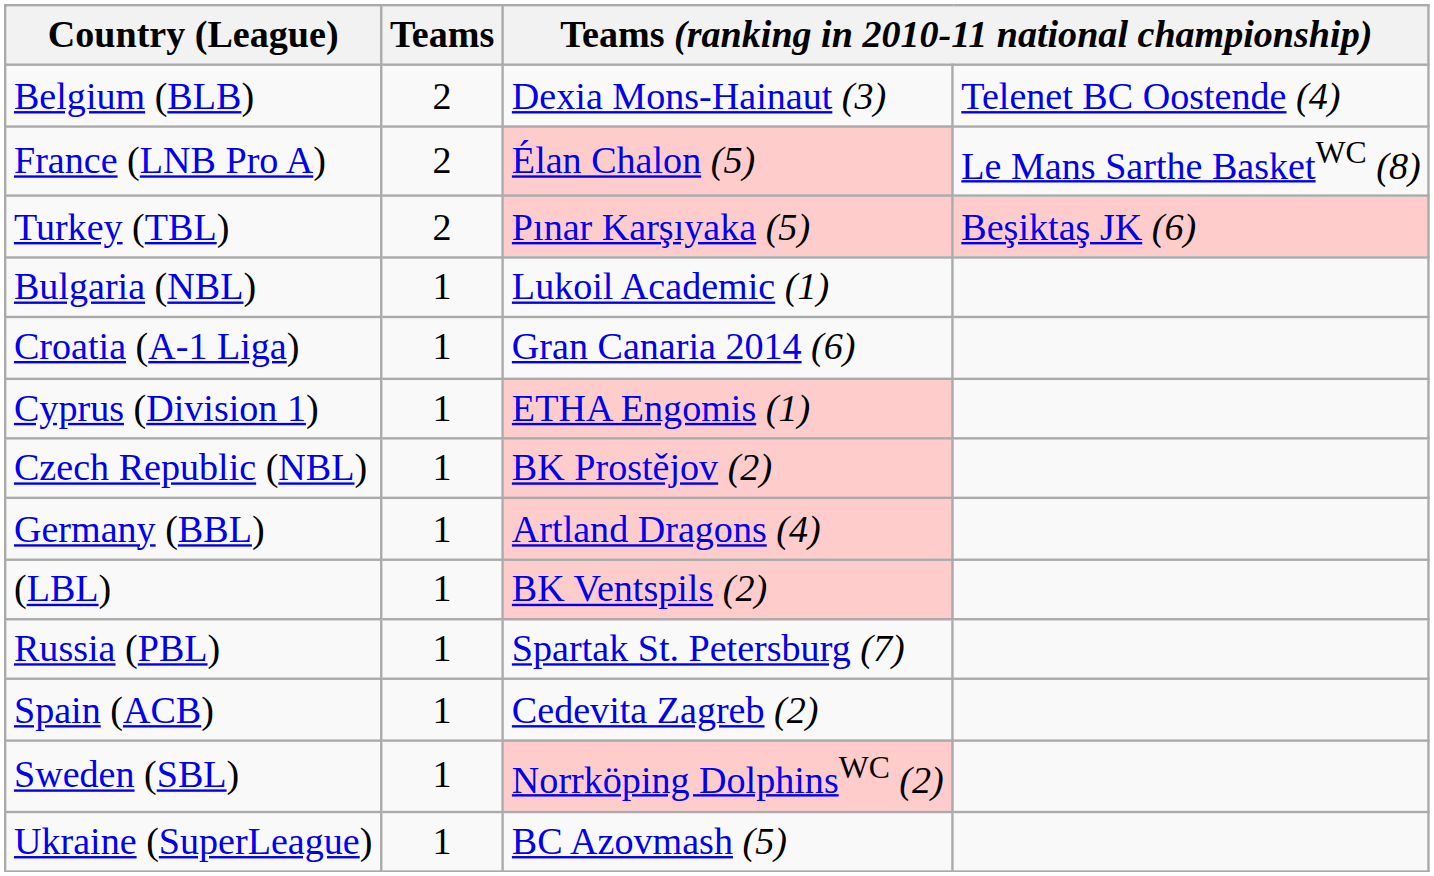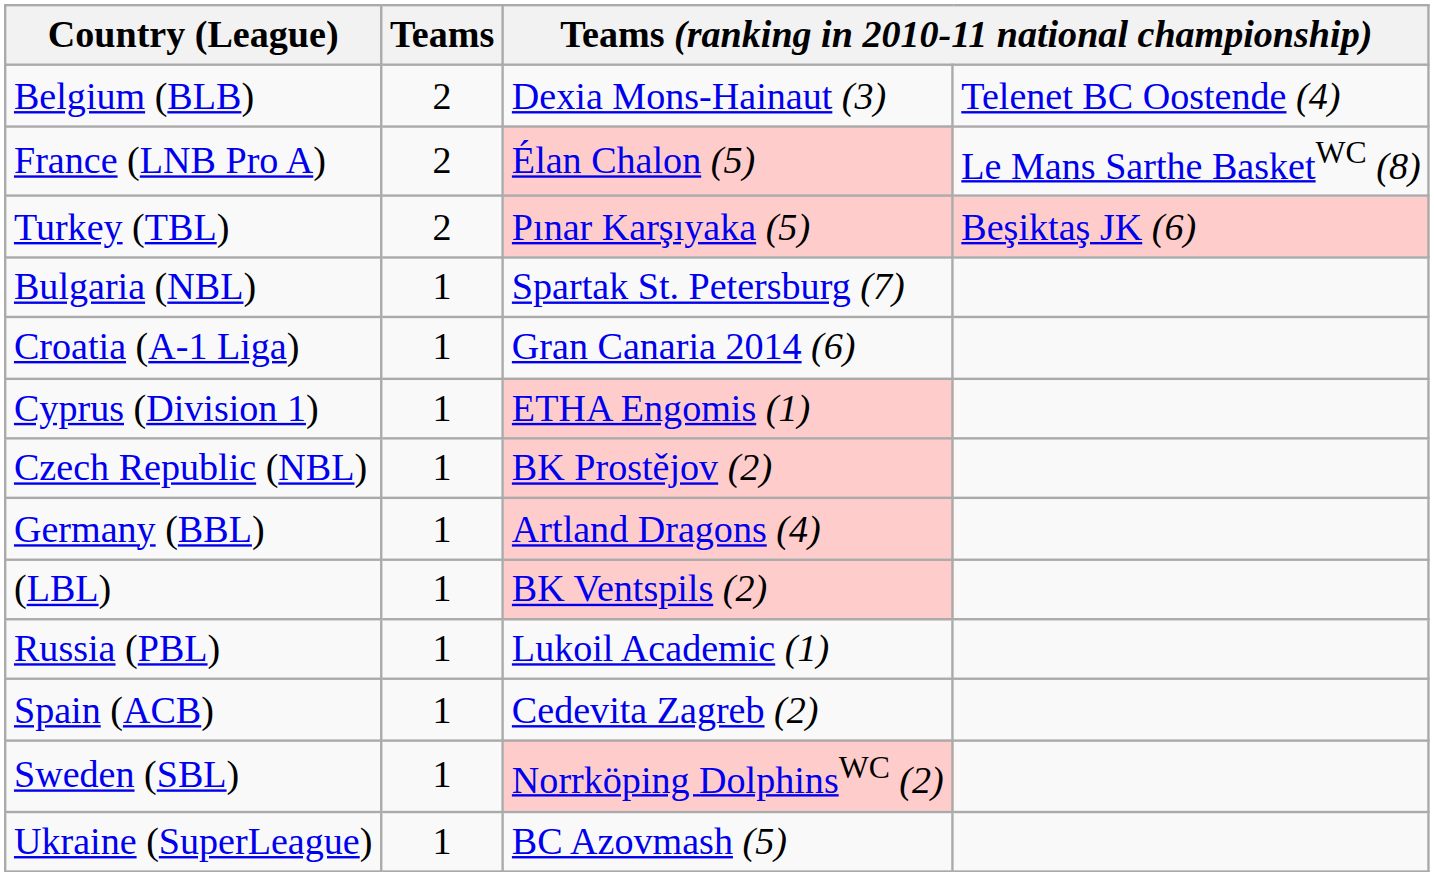(670, 286) Lukoil Academic (1) -> (708, 286) Spartak St. Petersburg (7)
(708, 648) Spartak St. Petersburg (7) -> (670, 648) Lukoil Academic (1)
